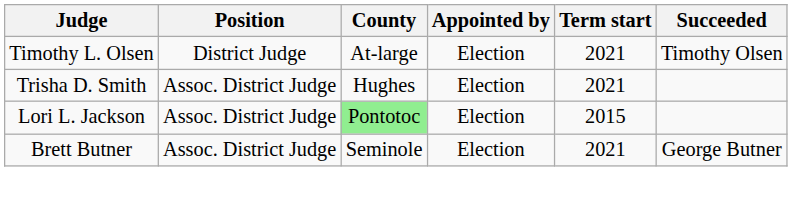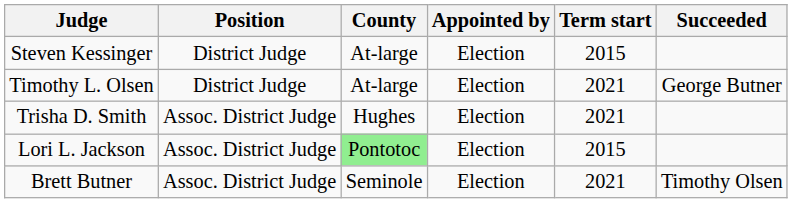+ row: (81, 52)
(722, 52) Timothy Olsen -> (722, 85) George Butner
(722, 149) George Butner -> (722, 181) Timothy Olsen
